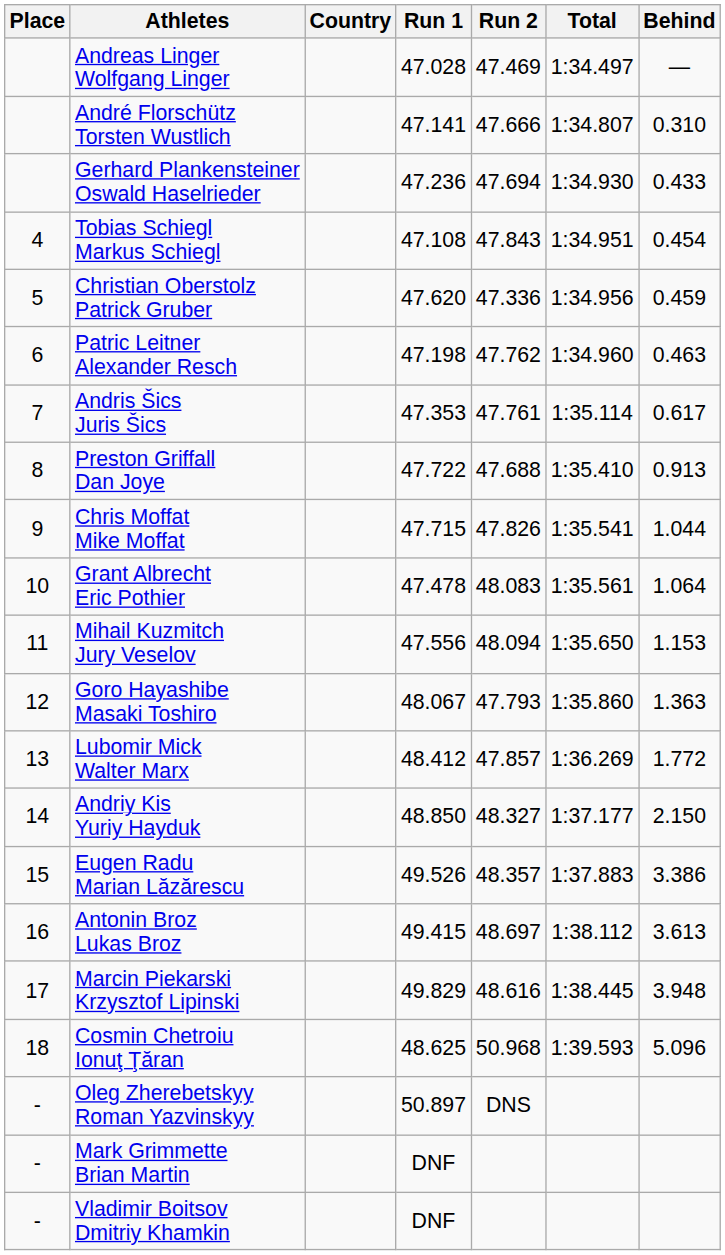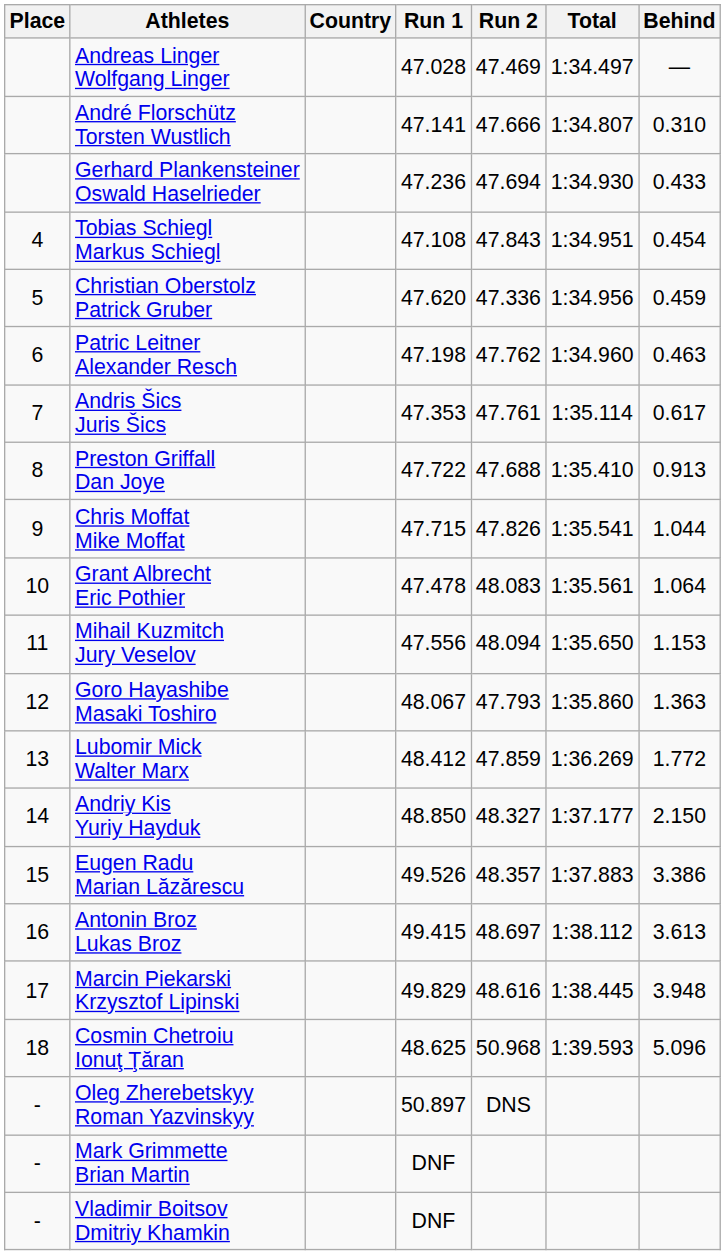(508, 759) 47.857 -> (508, 759) 47.859
